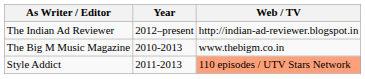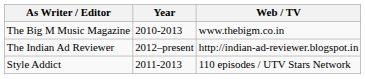rows swapped: (60, 30) <-> (68, 47)
(275, 64) lightsalmon background -> (275, 64) no background
